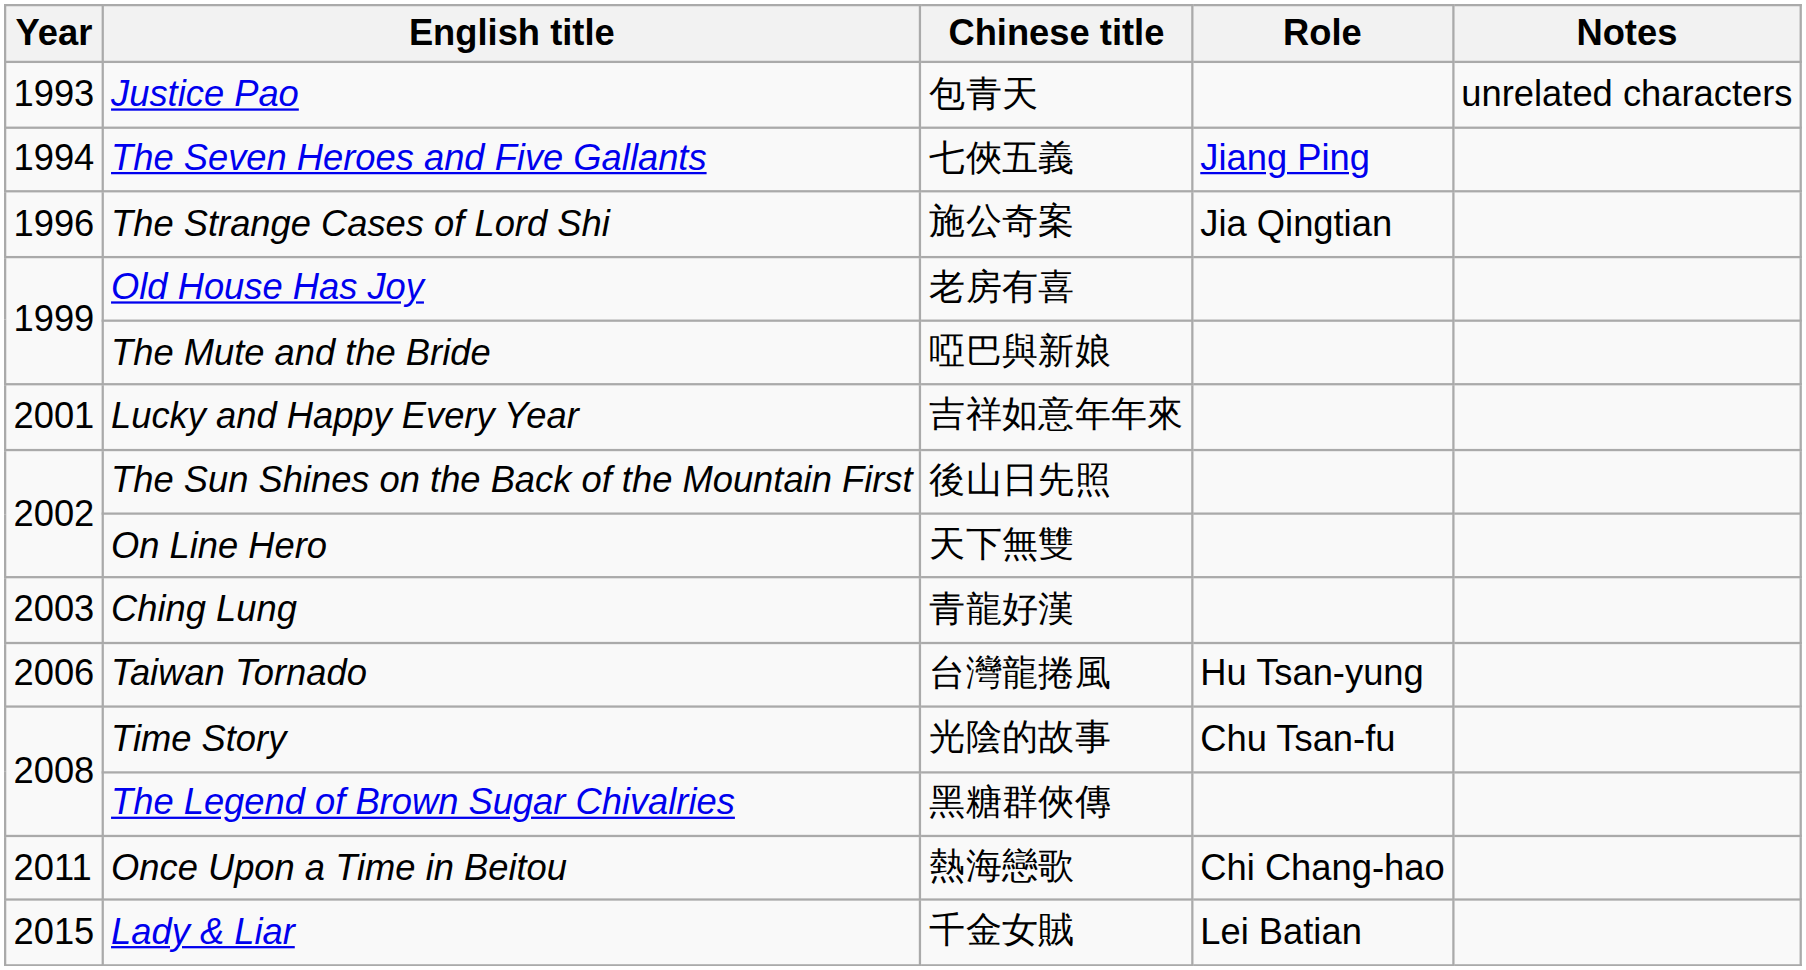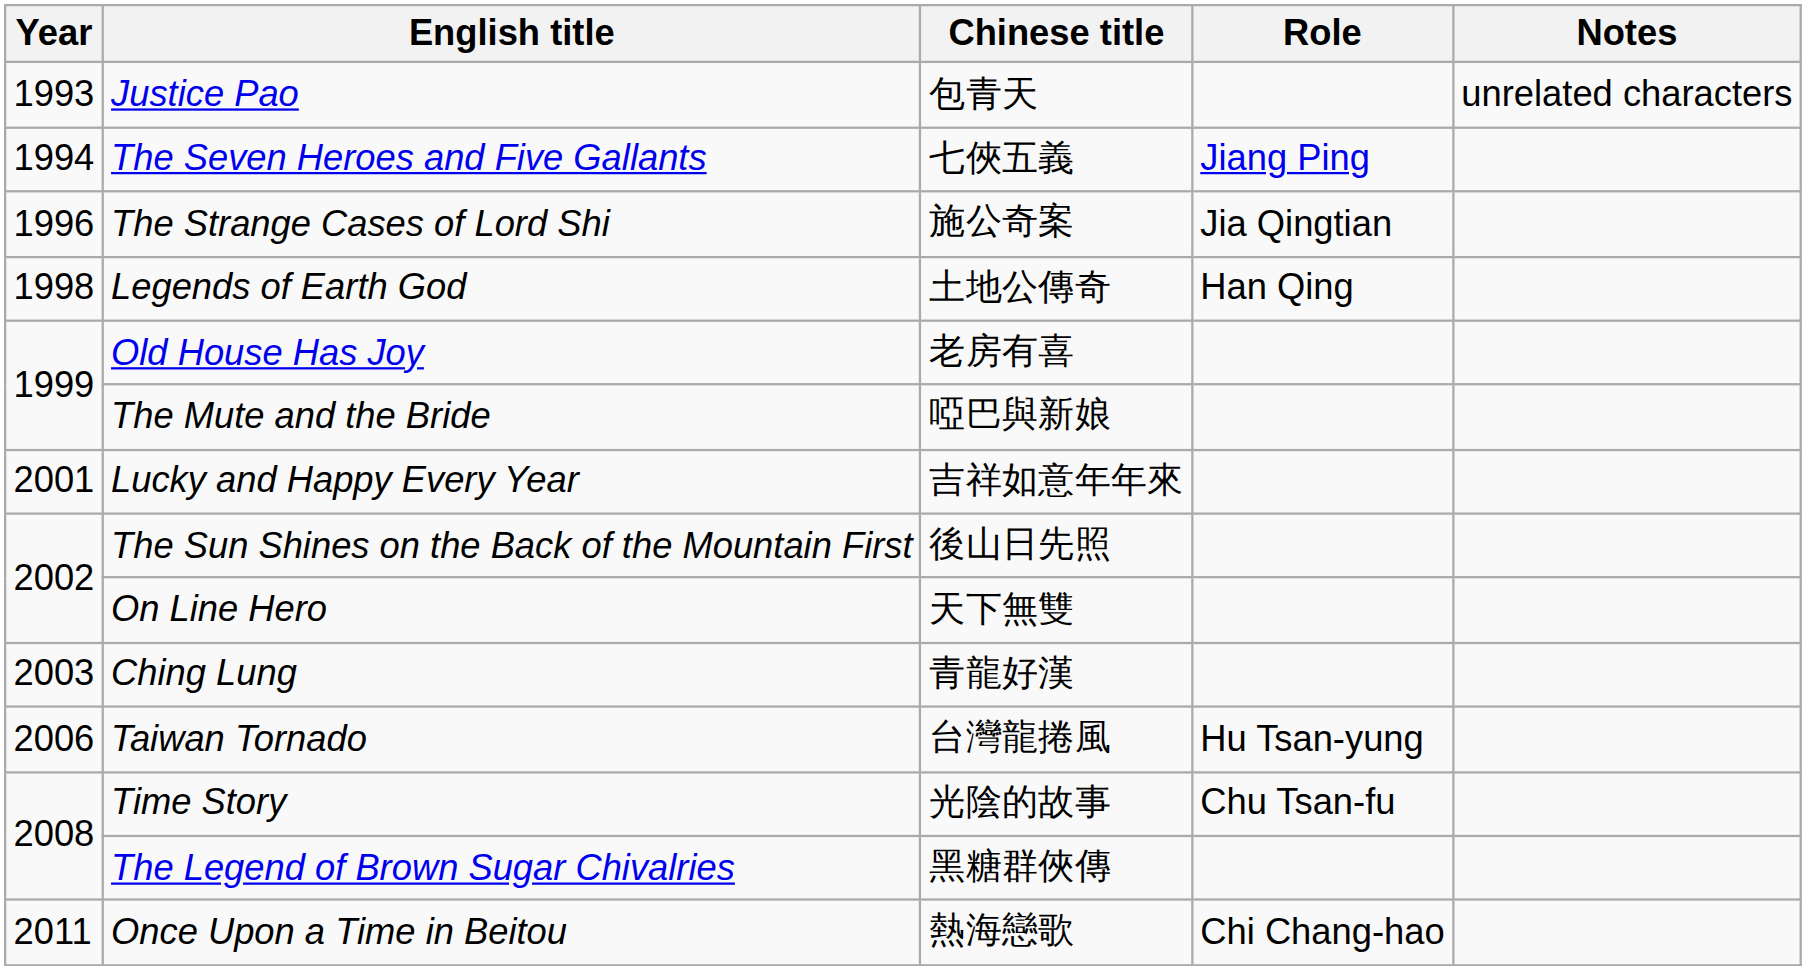+ row: (289, 287)
- row: (203, 931)
